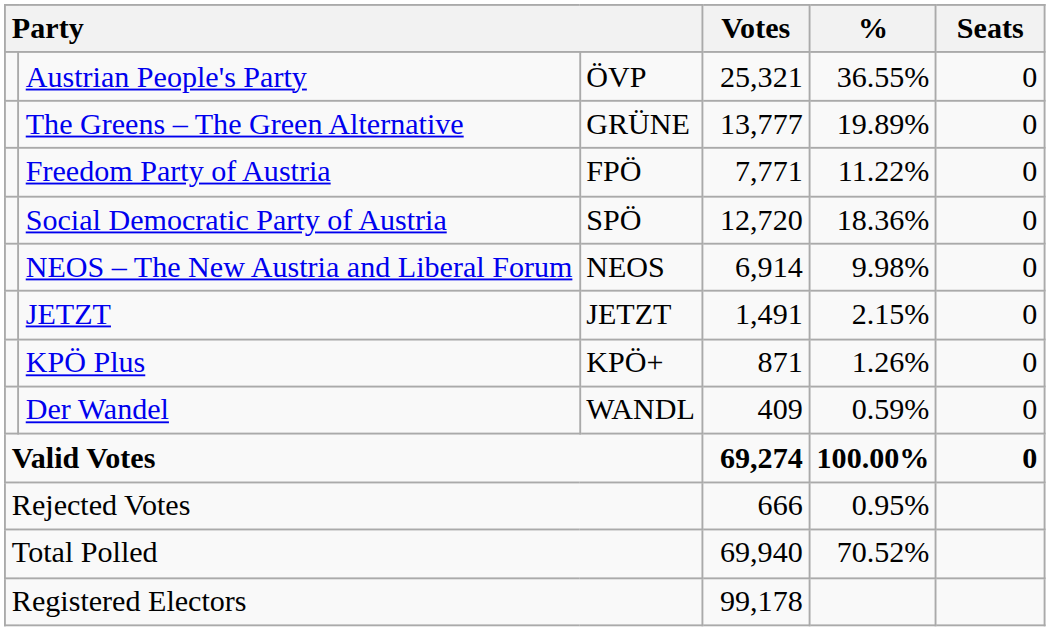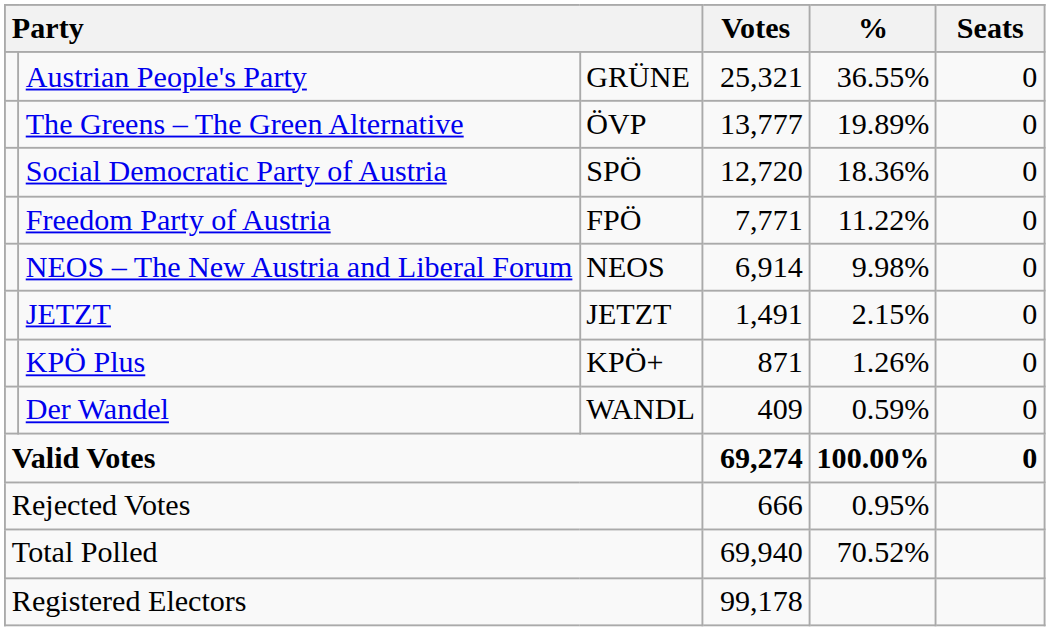(616, 76) ÖVP -> (638, 76) GRÜNE
(638, 123) GRÜNE -> (616, 123) ÖVP
rows swapped: (236, 219) <-> (178, 171)
